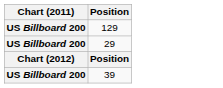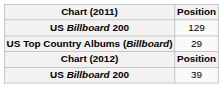(46, 43) US Billboard 200 -> (90, 43) US Top Country Albums (Billboard)
